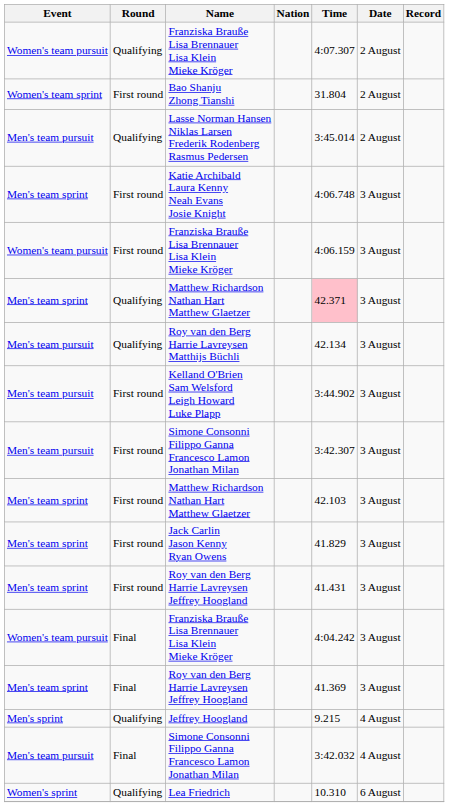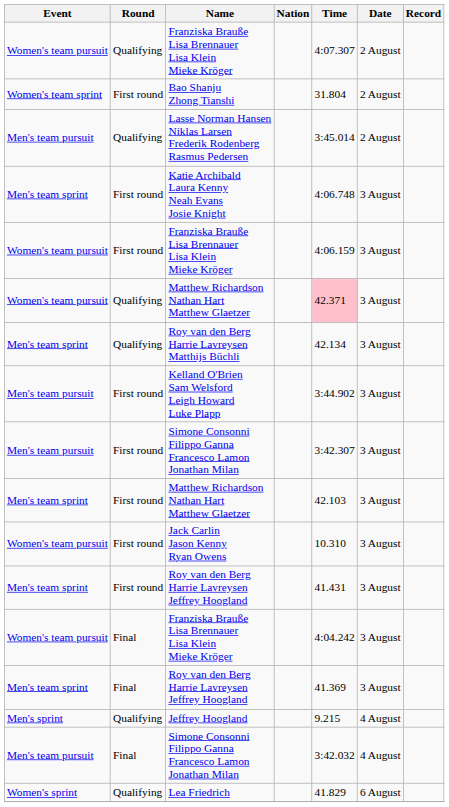(47, 300) Men's team sprint -> (57, 300) Women's team pursuit
(50, 344) Men's team pursuit -> (47, 344) Men's team sprint
(47, 543) Men's team sprint -> (57, 543) Women's team pursuit
(330, 543) 41.829 -> (330, 543) 10.310
(330, 792) 10.310 -> (330, 792) 41.829
